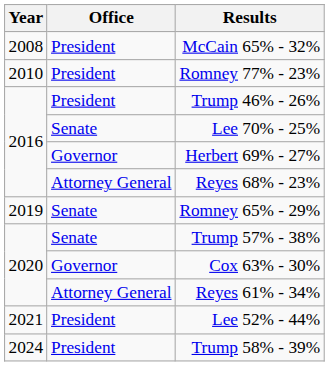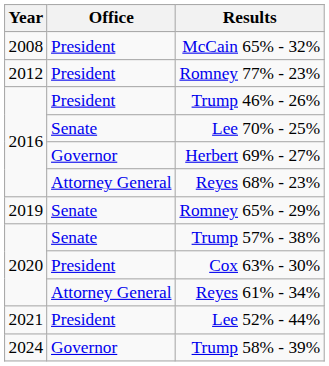(26, 73) 2010 -> (26, 73) 2012
(84, 264) Governor -> (83, 264) President
(83, 347) President -> (84, 347) Governor
